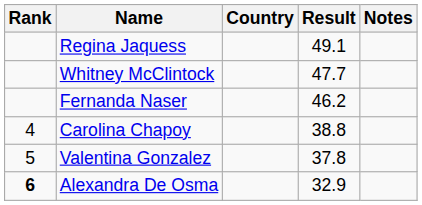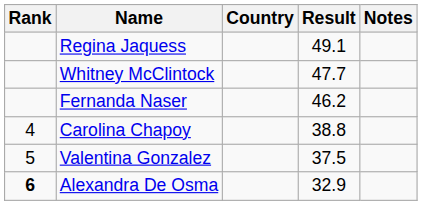(329, 158) 37.8 -> (329, 158) 37.5
